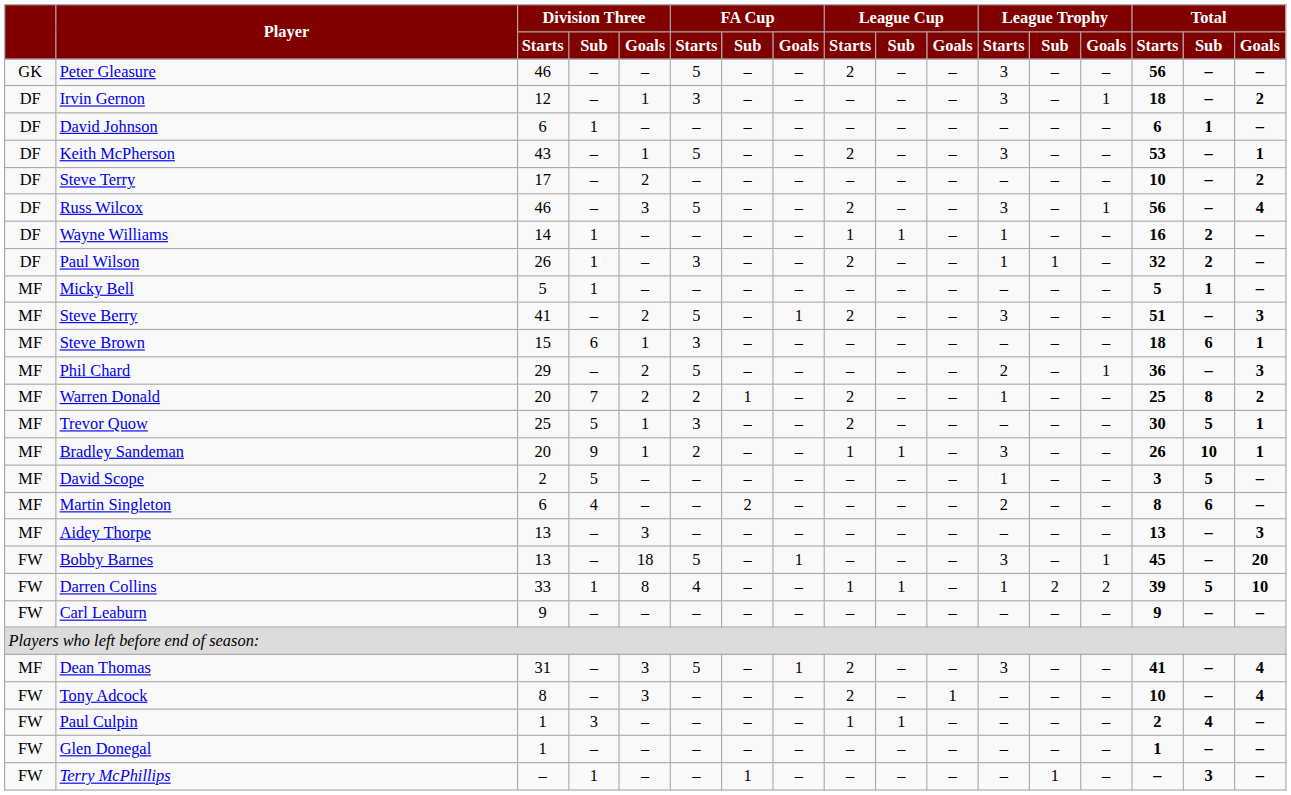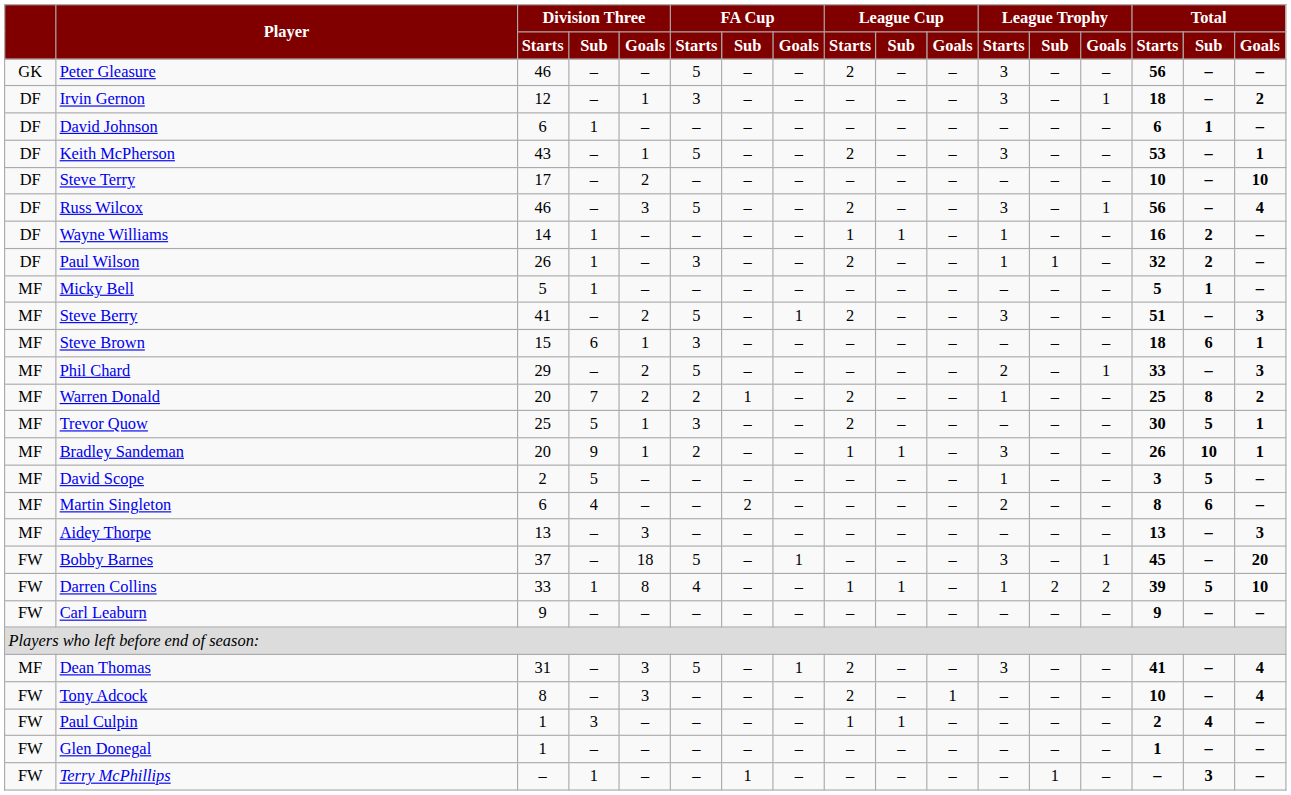(1260, 180) 2 -> (1260, 180) 10
(1157, 370) 36 -> (1157, 370) 33
(543, 559) 13 -> (543, 559) 37
